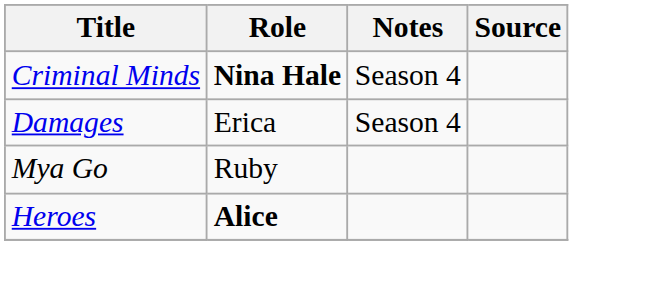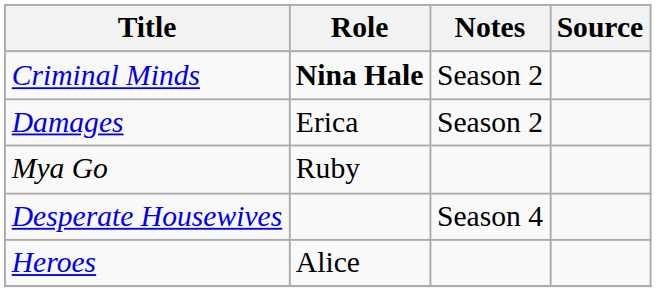(408, 74) Season 4 -> (490, 74) Season 2
(408, 121) Season 4 -> (490, 121) Season 2
+ row: (147, 215)
(246, 215) bold -> (328, 262) normal
